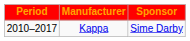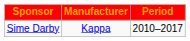columns swapped: (32, 12) <-> (157, 12)
